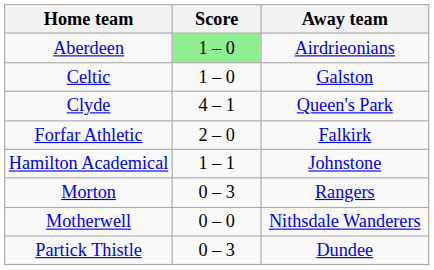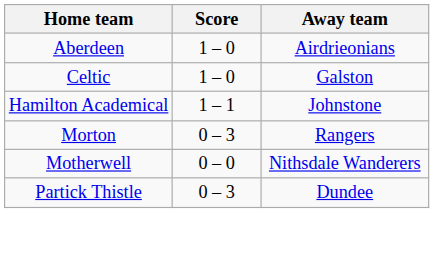(217, 47) lightgreen background -> (217, 47) no background
- row: (89, 105)
- row: (89, 134)
